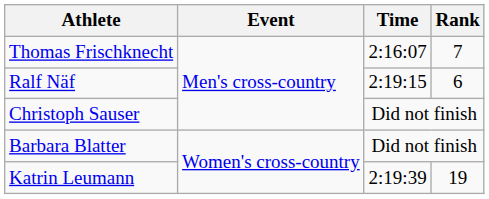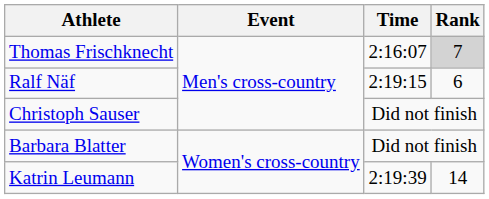(458, 51) no background -> (458, 51) lightgrey background
(458, 177) 19 -> (458, 177) 14
